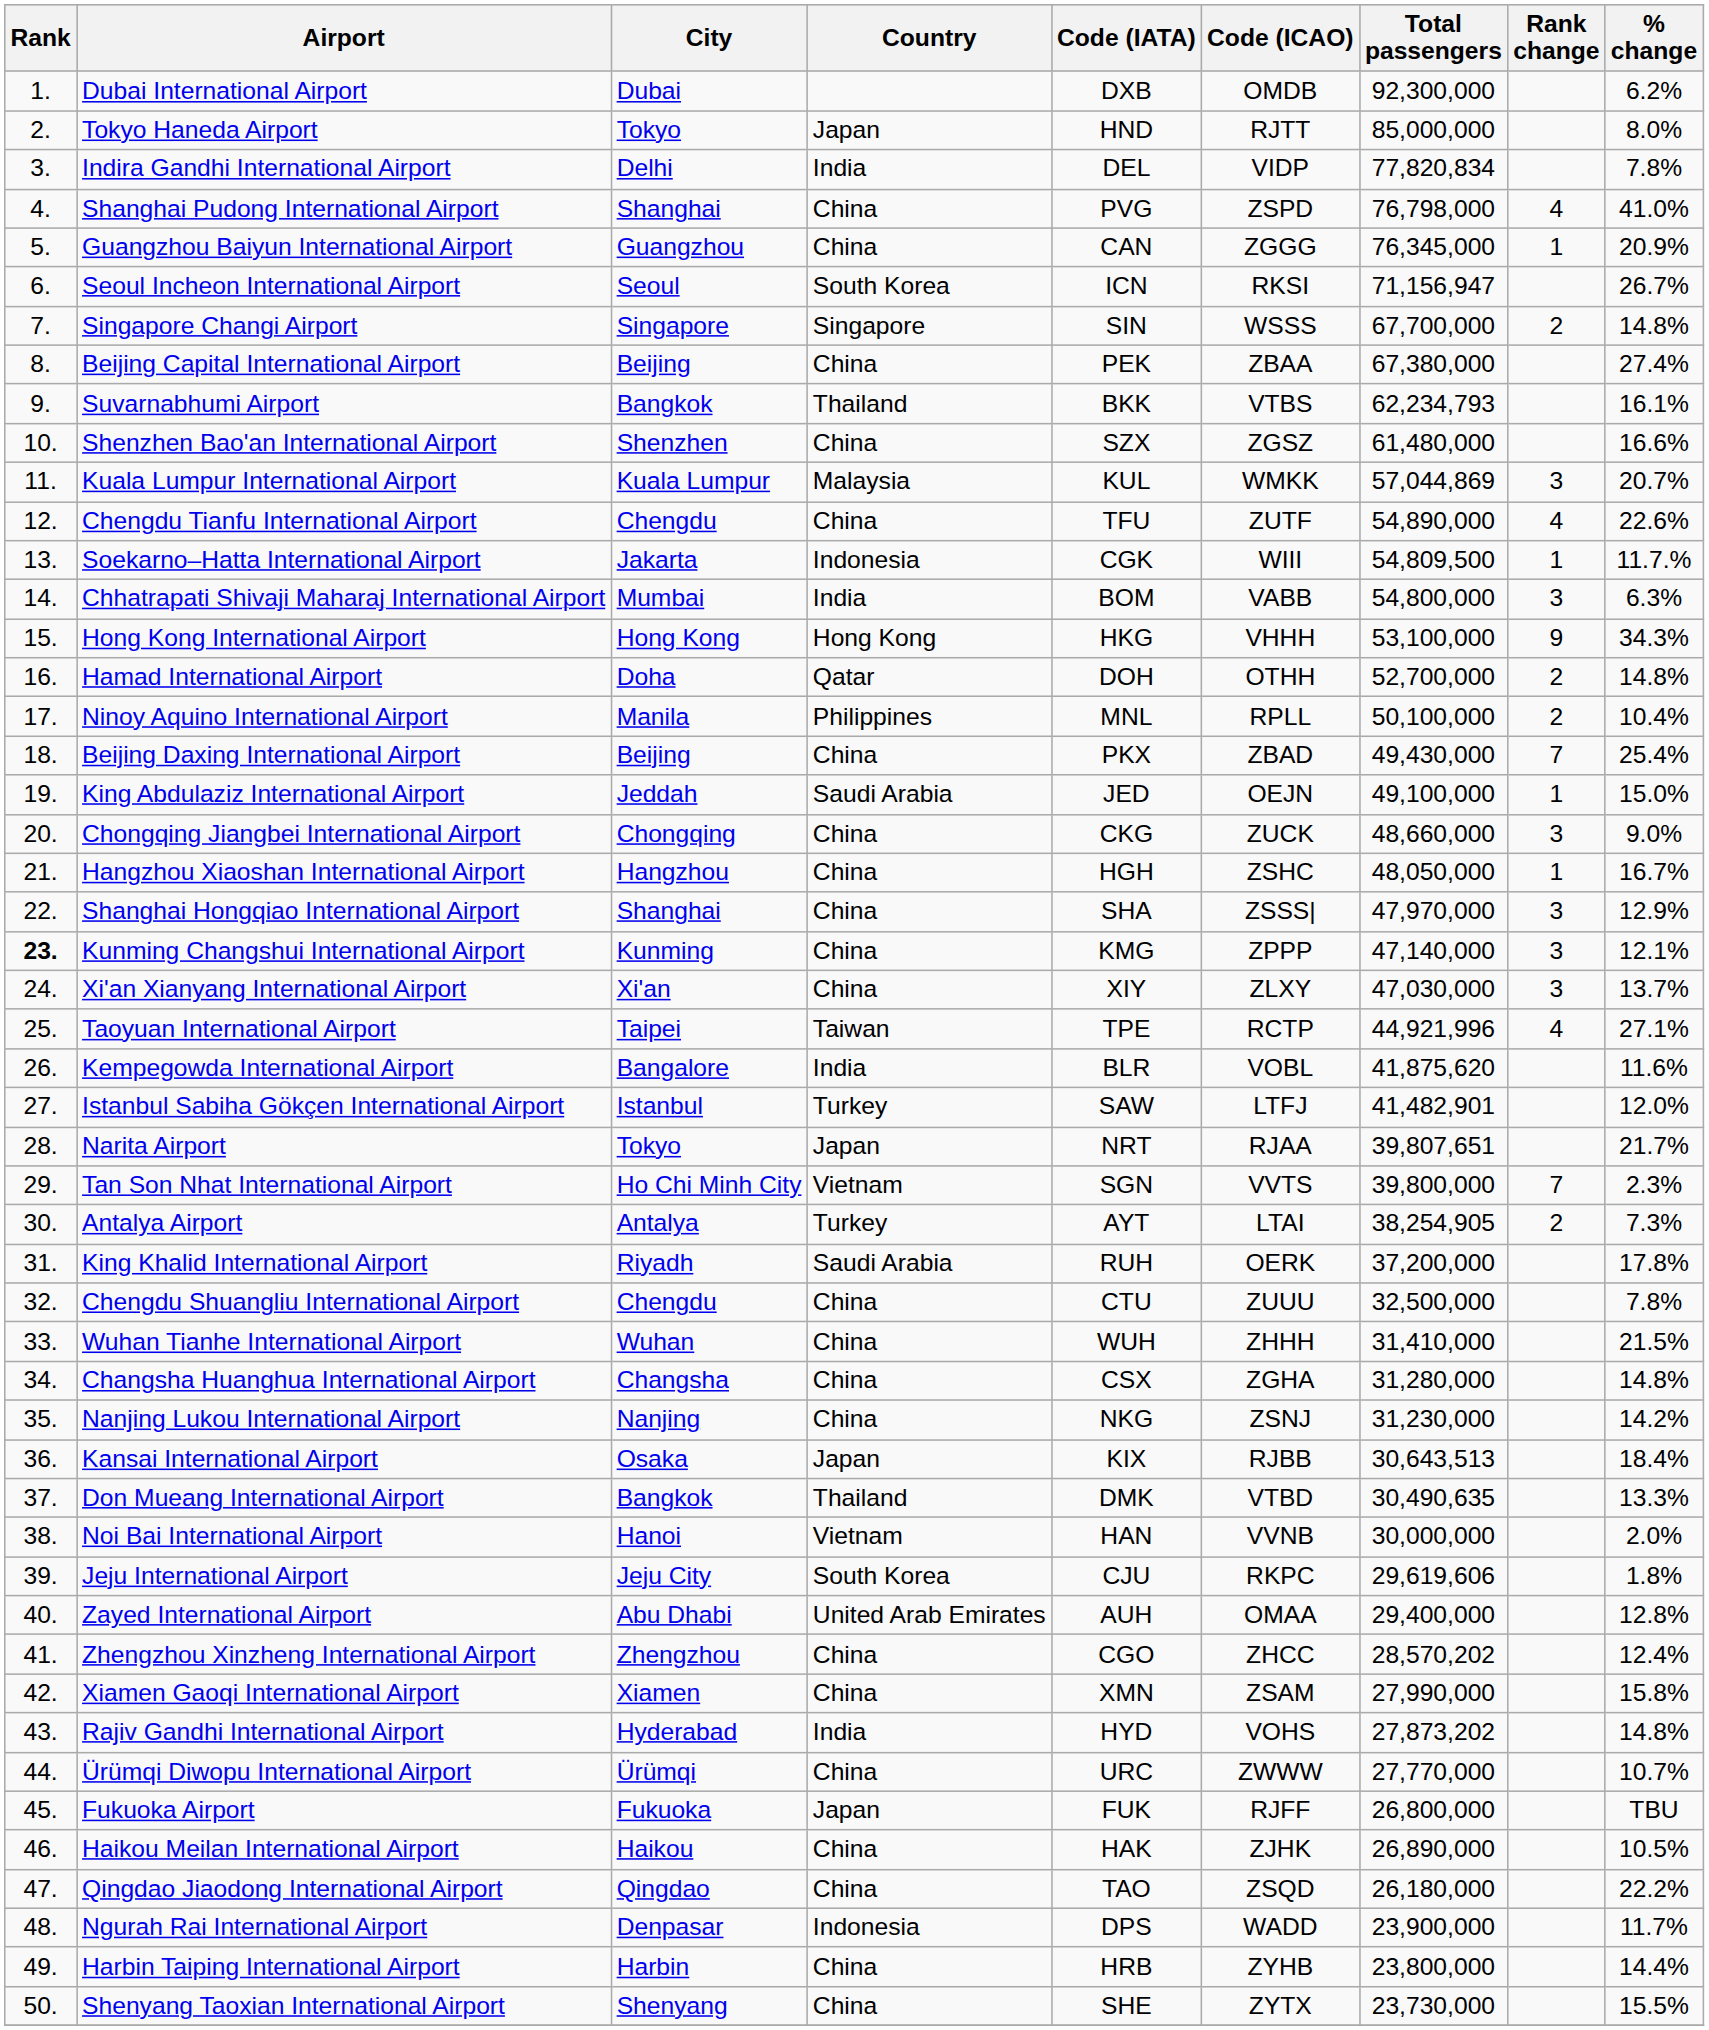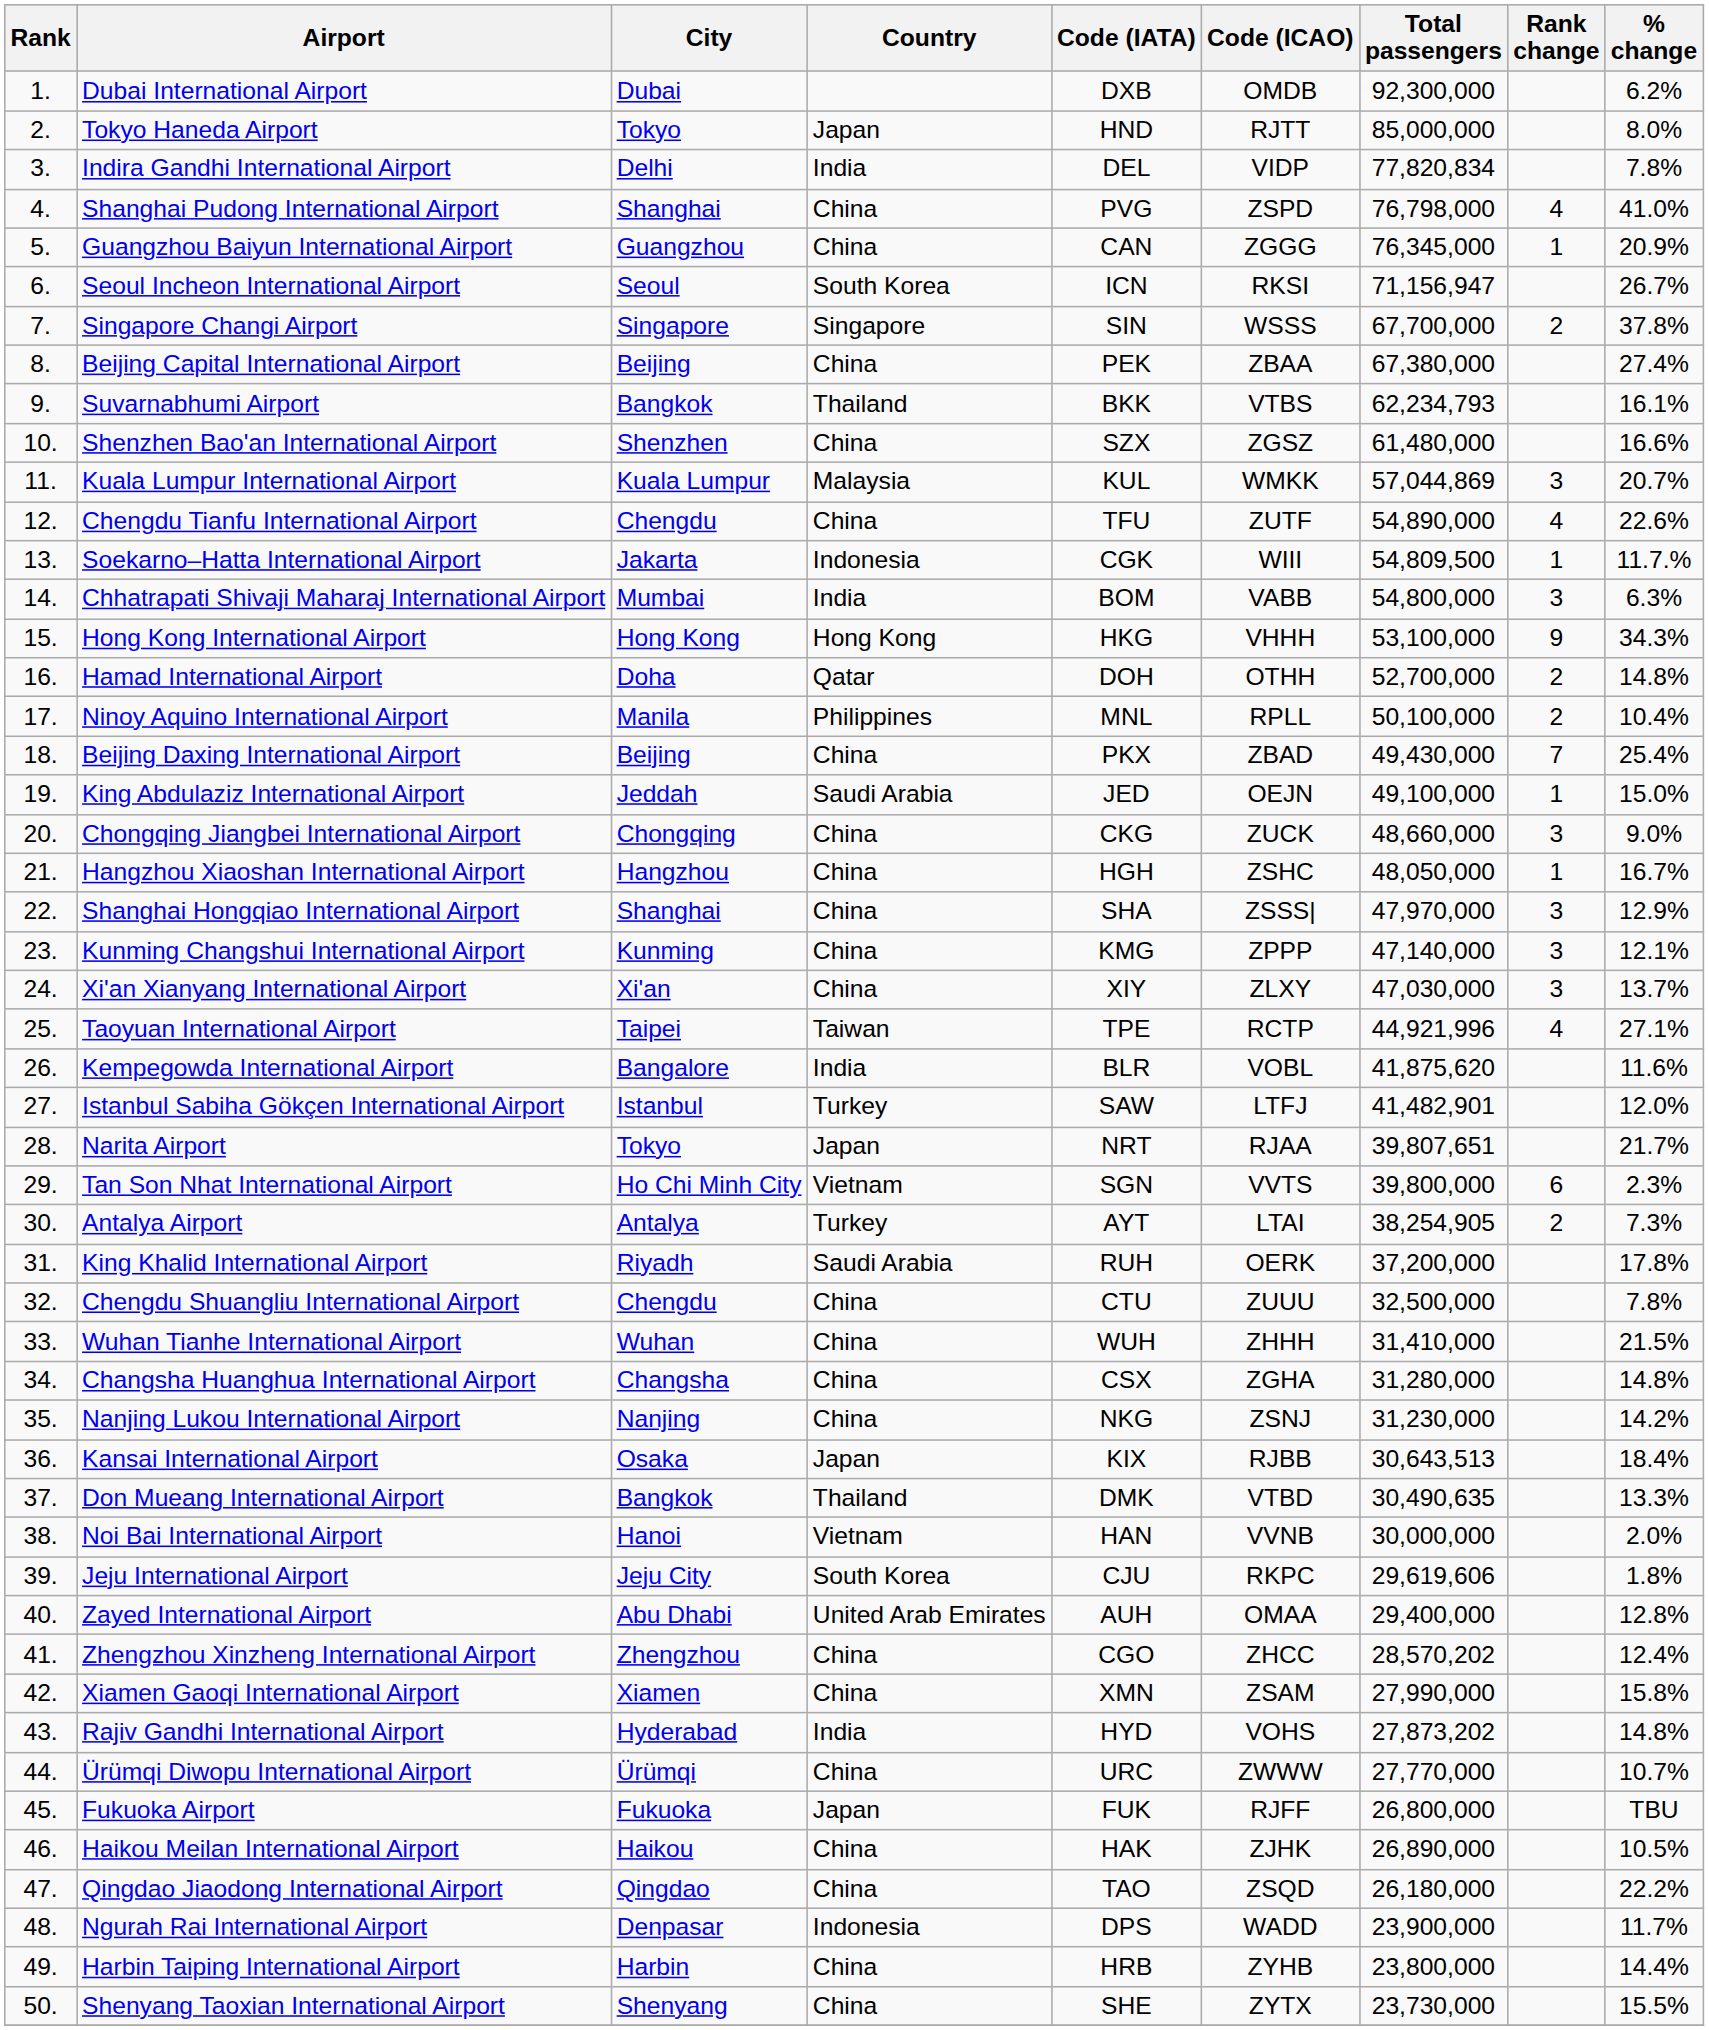(1654, 325) 14.8% -> (1654, 325) 37.8%
(41, 950) bold -> (41, 950) normal
(1556, 1185) 7 -> (1556, 1185) 6
